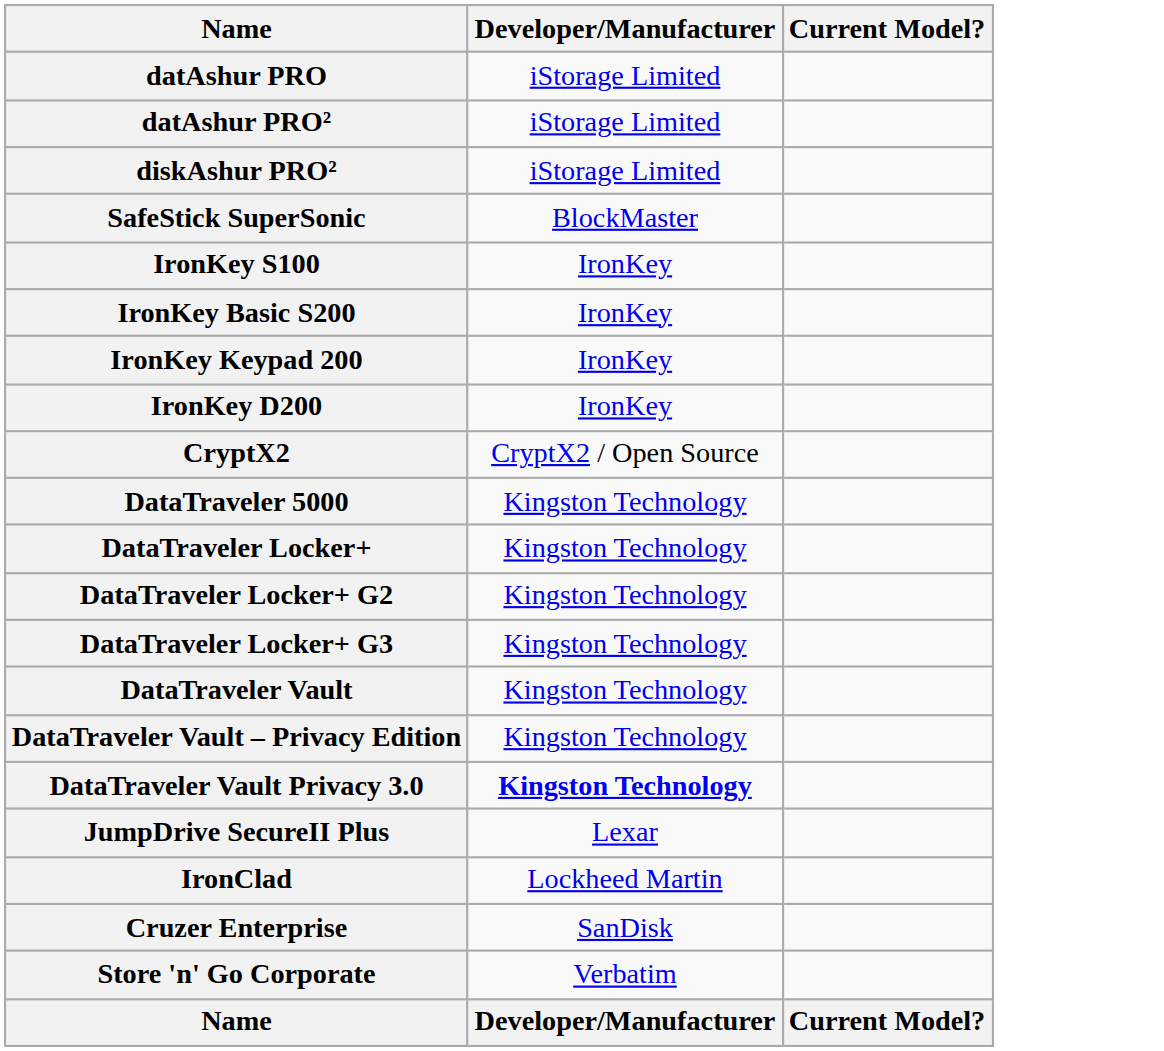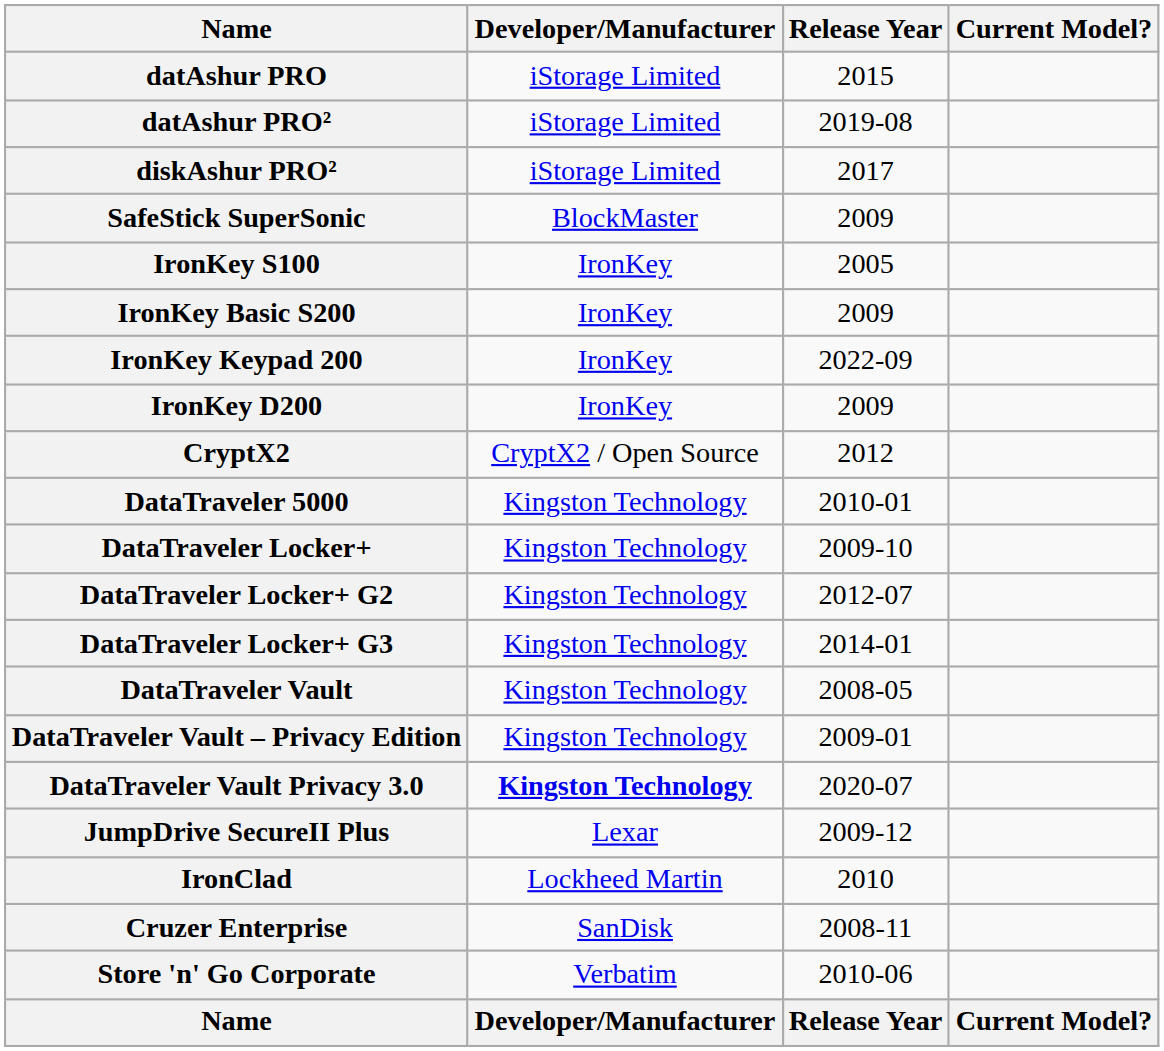+ column: (866, 28)
